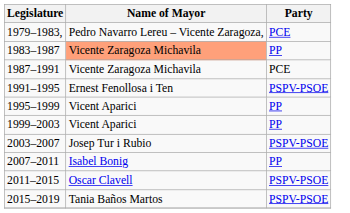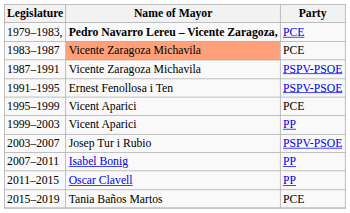(166, 32) normal -> (173, 32) bold
(276, 50) PP -> (294, 50) PCE
(280, 69) PCE -> (313, 69) PSPV-PSOE
(276, 106) PP -> (294, 106) PCE
(299, 180) PSPV-PSOE -> (289, 180) PP
(299, 198) PSPV-PSOE -> (294, 198) PCE
